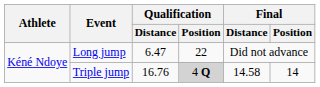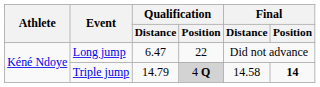(155, 72) 16.76 -> (155, 72) 14.79
(292, 72) normal -> (292, 72) bold
